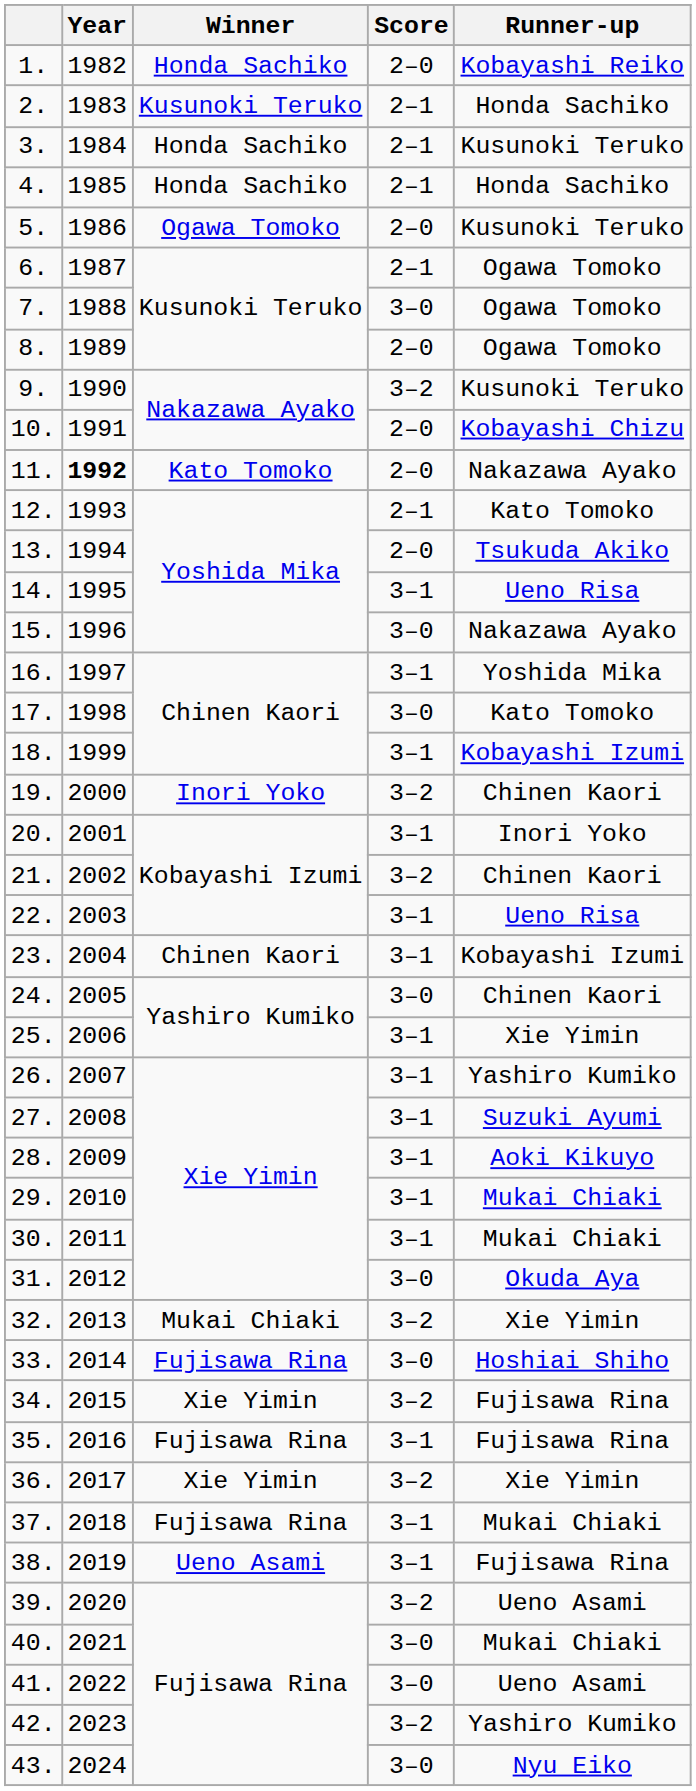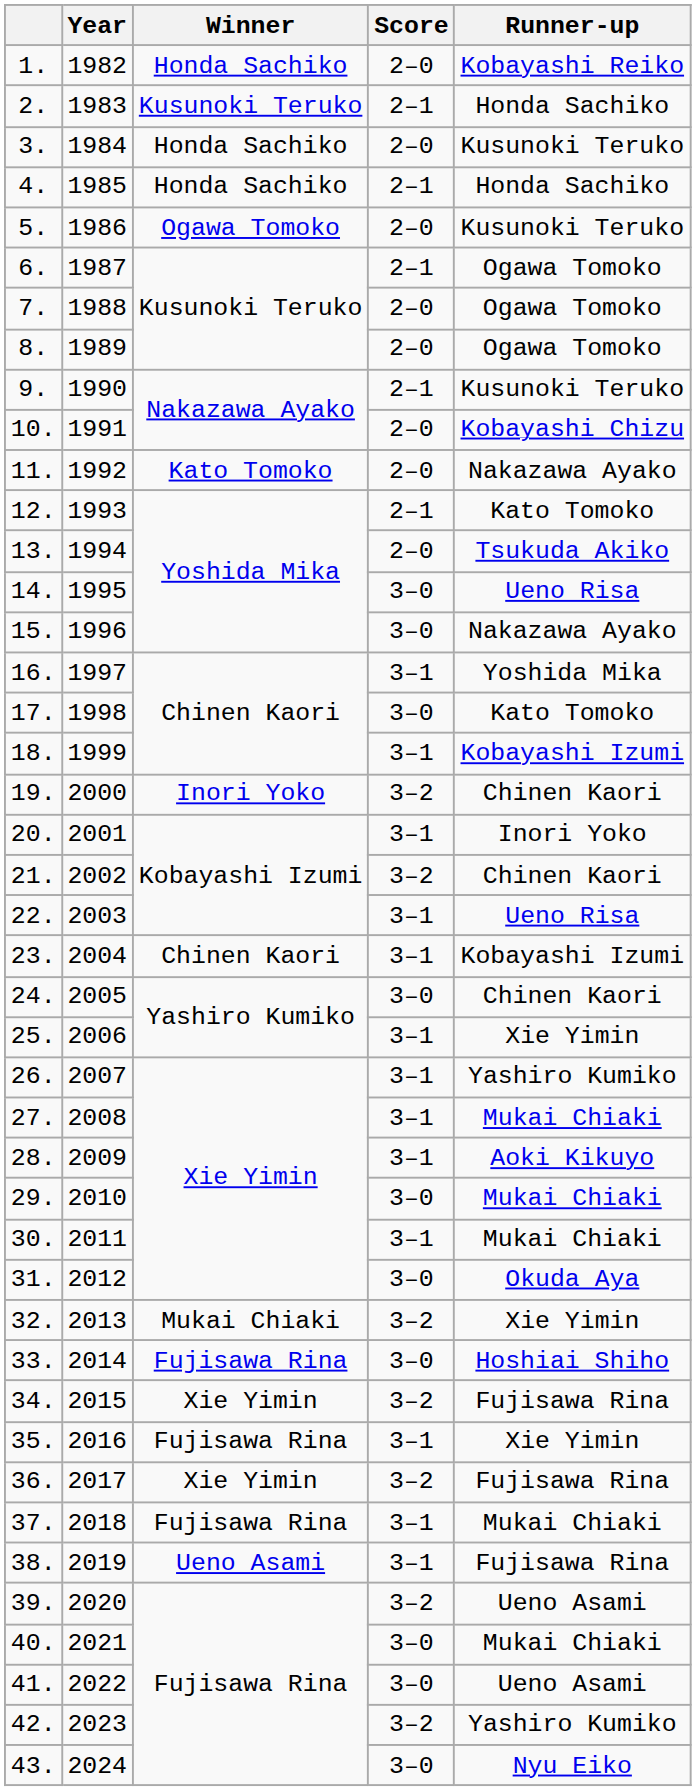(411, 147) 2–1 -> (411, 147) 2–0
(411, 308) 3–0 -> (411, 308) 2–0
(411, 389) 3–2 -> (411, 389) 2–1
(97, 470) bold -> (97, 470) normal
(411, 592) 3–1 -> (411, 592) 3–0
(572, 1118) Suzuki Ayumi -> (572, 1118) Mukai Chiaki
(411, 1199) 3–1 -> (411, 1199) 3–0
(572, 1442) Fujisawa Rina -> (572, 1442) Xie Yimin
(572, 1482) Xie Yimin -> (572, 1482) Fujisawa Rina
